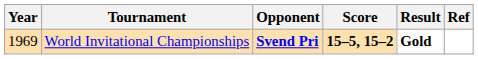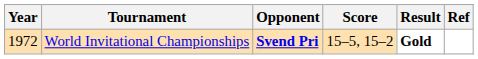(23, 41) 1969 -> (23, 41) 1972
(360, 41) bold -> (360, 41) normal
